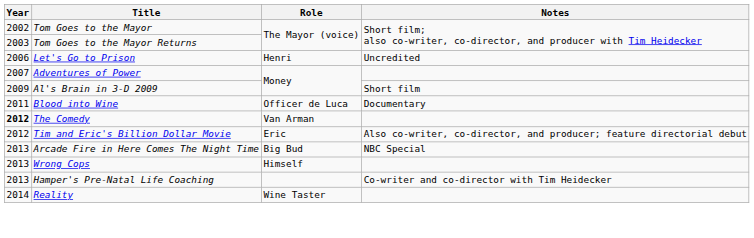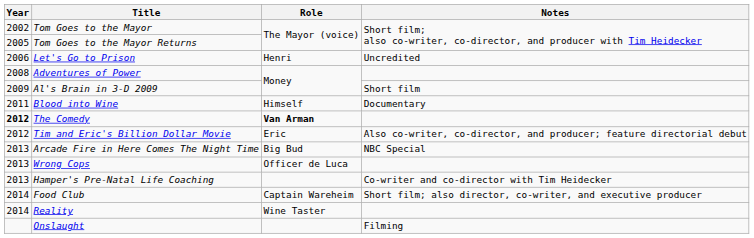(18, 42) 2003 -> (18, 42) 2005
(18, 73) 2007 -> (18, 73) 2008
(306, 104) Officer de Luca -> (283, 104) Himself
(289, 119) normal -> (289, 119) bold
(283, 165) Himself -> (306, 165) Officer de Luca
+ row: (59, 195)
+ row: (59, 226)
